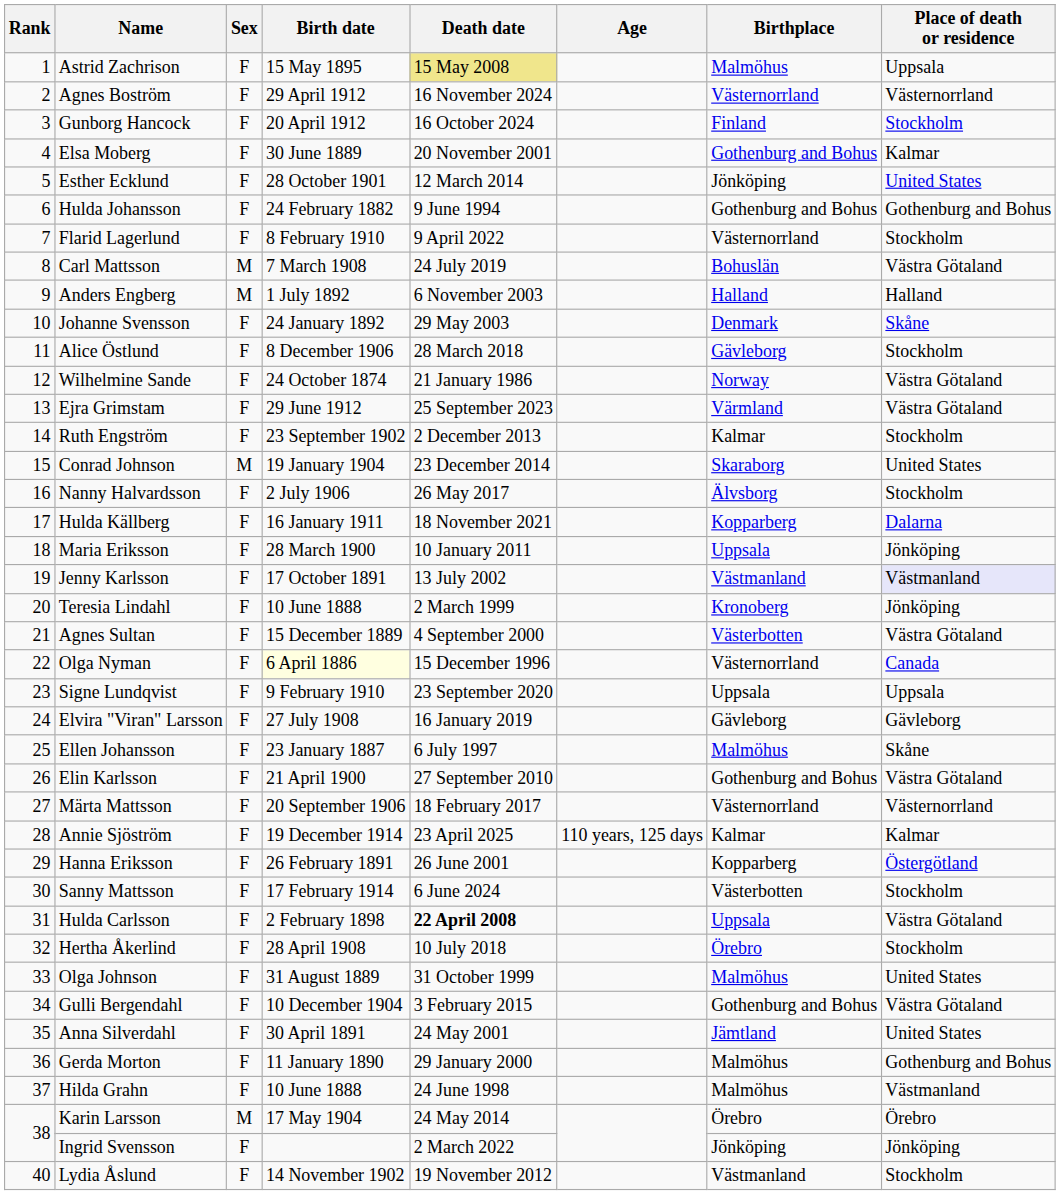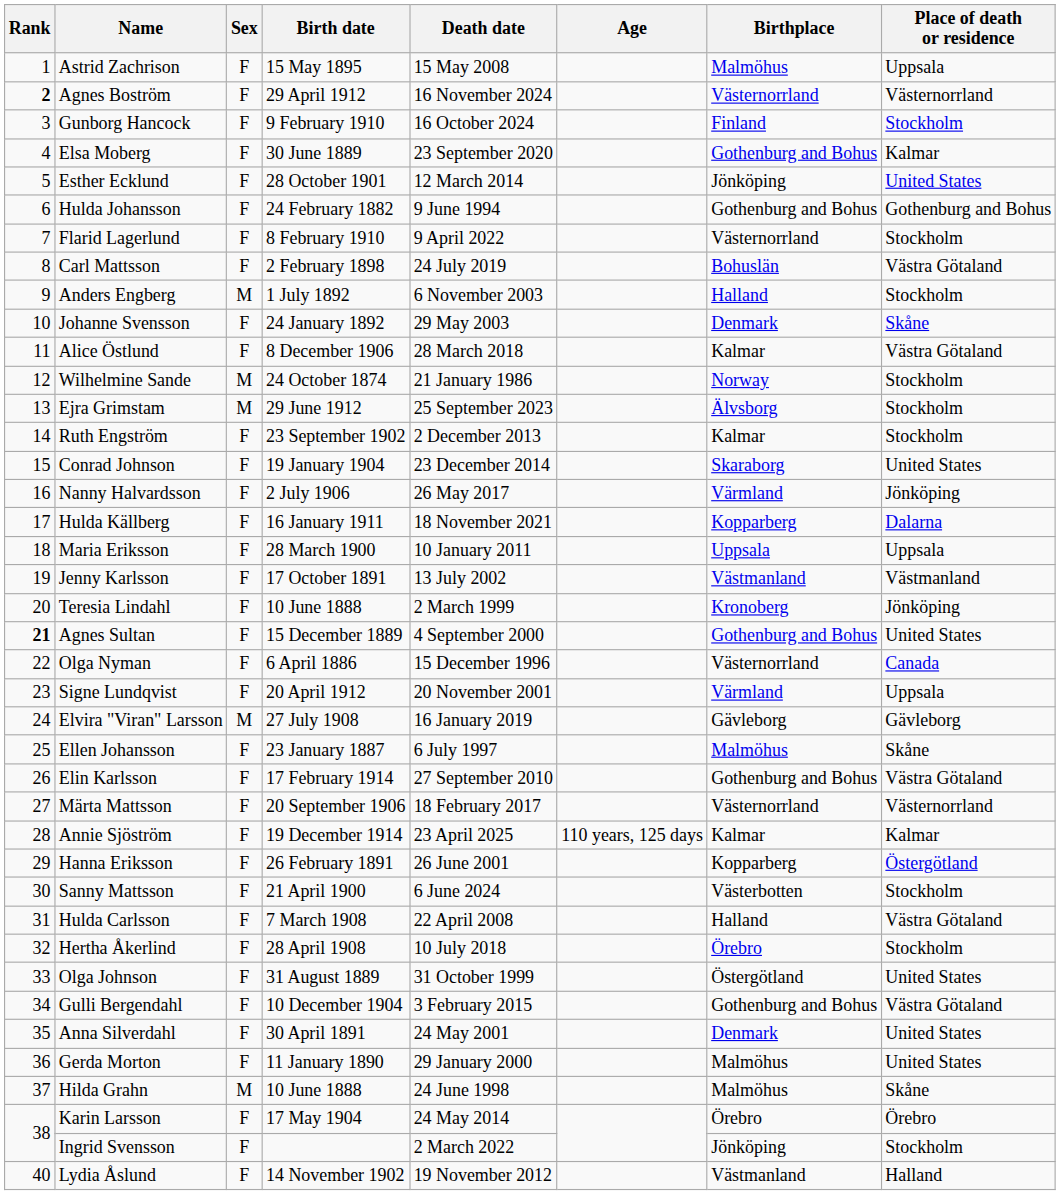(461, 67) khaki background -> (461, 67) no background
(46, 95) normal -> (46, 95) bold
(316, 124) 20 April 1912 -> (325, 124) 9 February 1910
(483, 152) 20 November 2001 -> (483, 152) 23 September 2020
(244, 266) M -> (244, 266) F
(316, 266) 7 March 1908 -> (325, 266) 2 February 1898
(914, 294) Halland -> (924, 294) Stockholm
(749, 351) Gävleborg -> (738, 351) Kalmar
(924, 351) Stockholm -> (944, 351) Västra Götaland
(244, 379) F -> (244, 379) M
(944, 379) Västra Götaland -> (924, 379) Stockholm
(244, 408) F -> (244, 408) M
(747, 408) Värmland -> (744, 408) Älvsborg
(944, 408) Västra Götaland -> (924, 408) Stockholm
(244, 465) M -> (244, 465) F
(744, 493) Älvsborg -> (747, 493) Värmland
(924, 493) Stockholm -> (923, 493) Jönköping
(923, 550) Jönköping -> (915, 550) Uppsala
(933, 578) lavender background -> (933, 578) no background
(42, 635) normal -> (42, 635) bold
(757, 635) Västerbotten -> (794, 635) Gothenburg and Bohus
(944, 635) Västra Götaland -> (933, 635) United States
(311, 664) lightyellow background -> (311, 664) no background
(325, 692) 9 February 1910 -> (316, 692) 20 April 1912
(483, 692) 23 September 2020 -> (483, 692) 20 November 2001
(741, 692) Uppsala -> (747, 692) Värmland
(244, 720) F -> (244, 720) M
(316, 777) 21 April 1900 -> (330, 777) 17 February 1914
(330, 891) 17 February 1914 -> (316, 891) 21 April 1900
(325, 919) 2 February 1898 -> (316, 919) 7 March 1908
(465, 919) bold -> (463, 919) normal
(741, 919) Uppsala -> (740, 919) Halland
(750, 976) Malmöhus -> (757, 976) Östergötland
(744, 1033) Jämtland -> (745, 1033) Denmark
(968, 1061) Gothenburg and Bohus -> (933, 1061) United States
(244, 1090) F -> (244, 1090) M
(933, 1090) Västmanland -> (907, 1090) Skåne
(244, 1118) M -> (244, 1118) F
(923, 1147) Jönköping -> (924, 1147) Stockholm
(924, 1175) Stockholm -> (914, 1175) Halland
